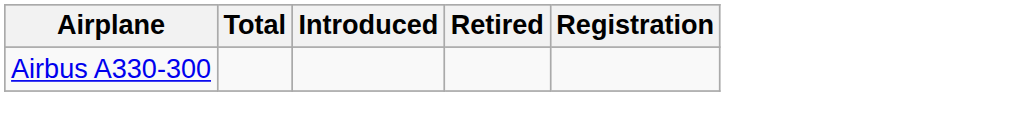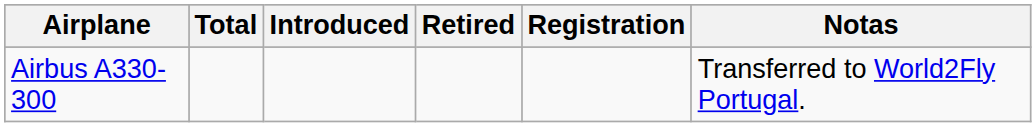+ column: (861, 25)
